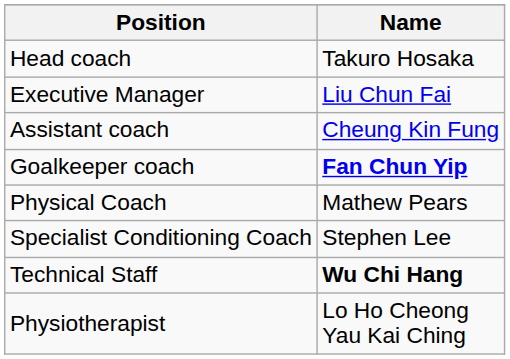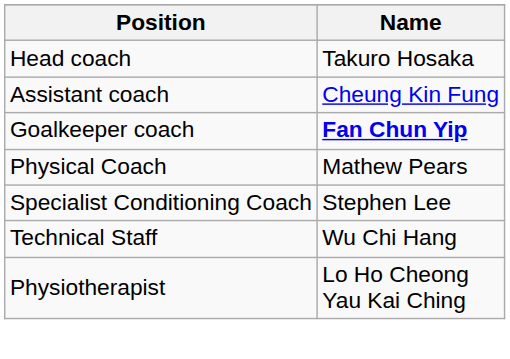- row: (107, 94)
(393, 274) bold -> (390, 238) normal
